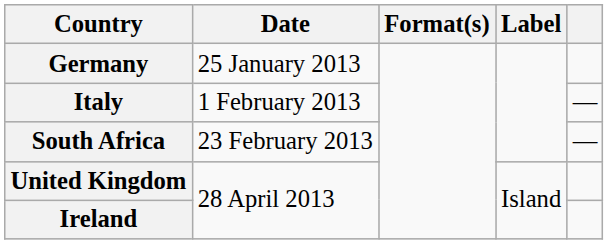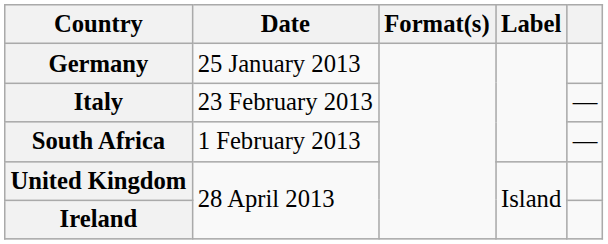(279, 102) 1 February 2013 -> (285, 102) 23 February 2013
(285, 141) 23 February 2013 -> (279, 141) 1 February 2013
